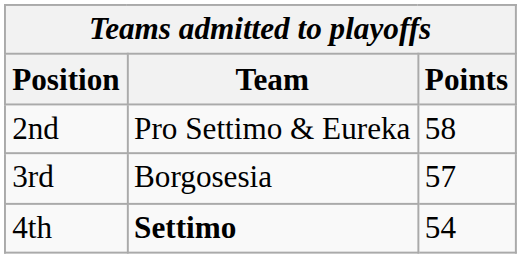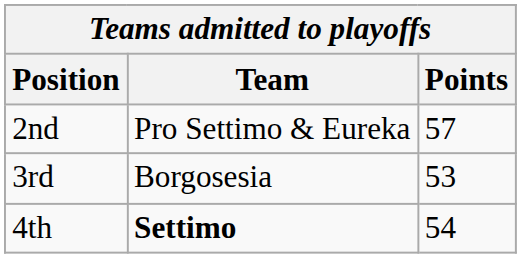(440, 128) 58 -> (440, 128) 57
(440, 177) 57 -> (440, 177) 53
